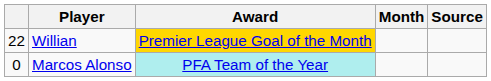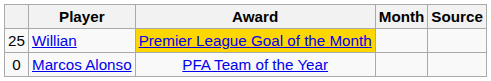(16, 41) 22 -> (16, 41) 25
(255, 65) paleturquoise background -> (255, 65) no background
